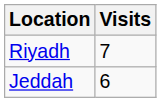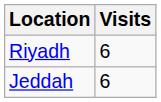(105, 50) 7 -> (105, 50) 6
